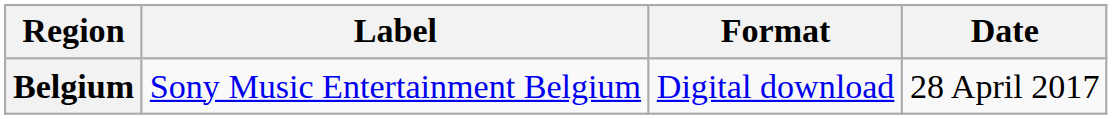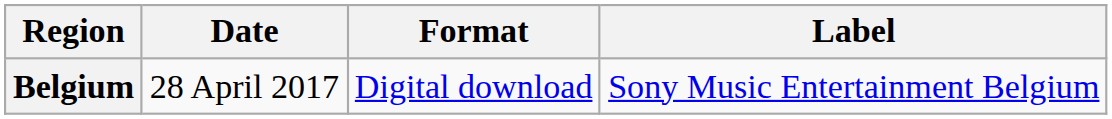columns swapped: (1005, 31) <-> (395, 31)
